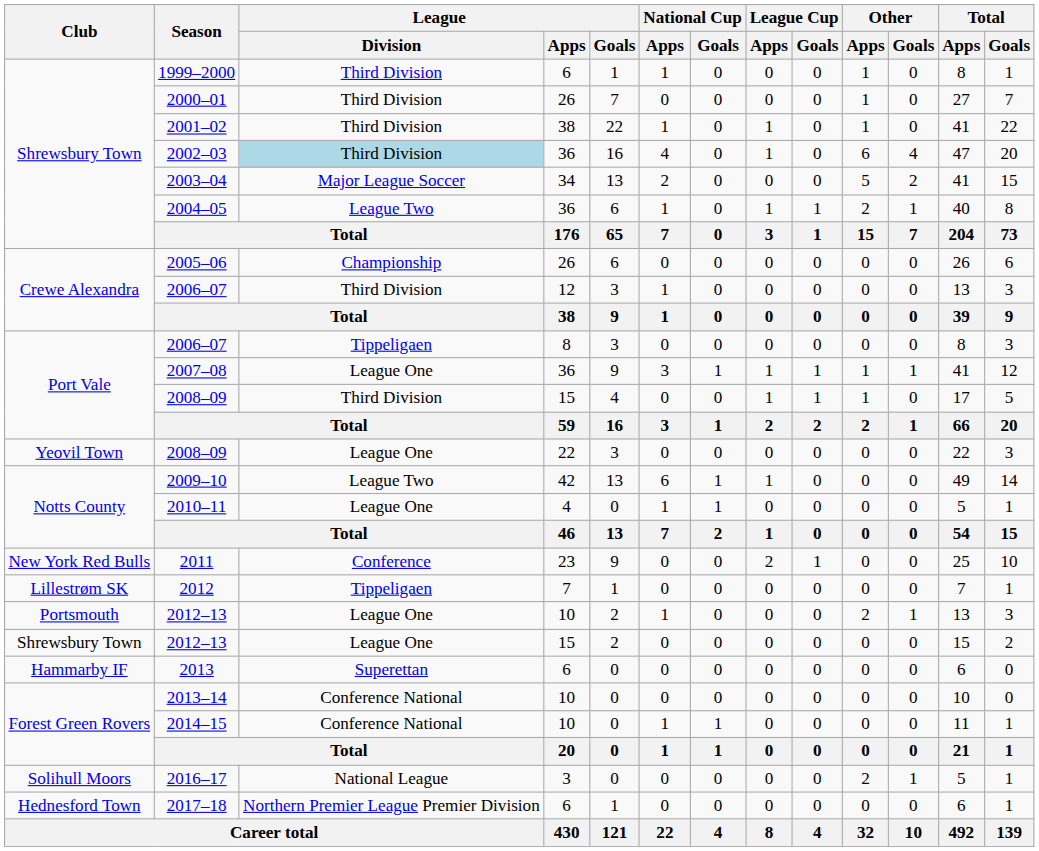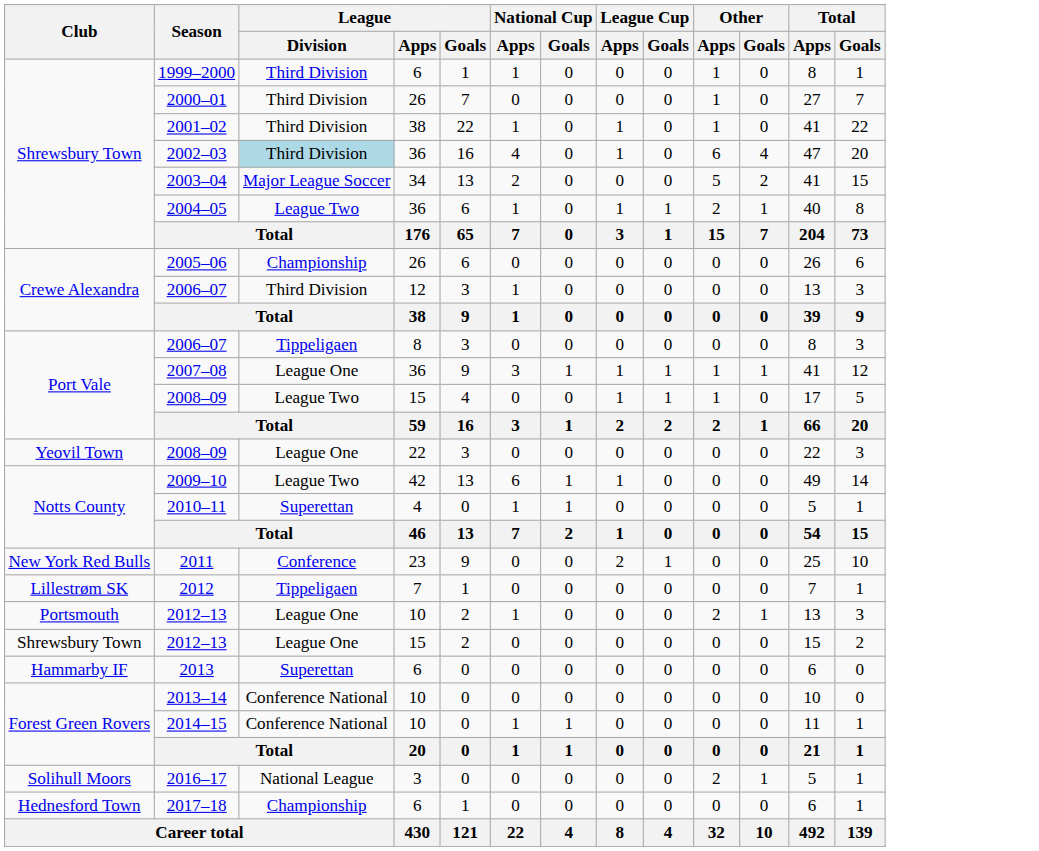(391, 398) Third Division -> (317, 398) League Two
(391, 506) League One -> (317, 506) Superettan
(391, 805) Northern Premier League Premier Division -> (317, 805) Championship
